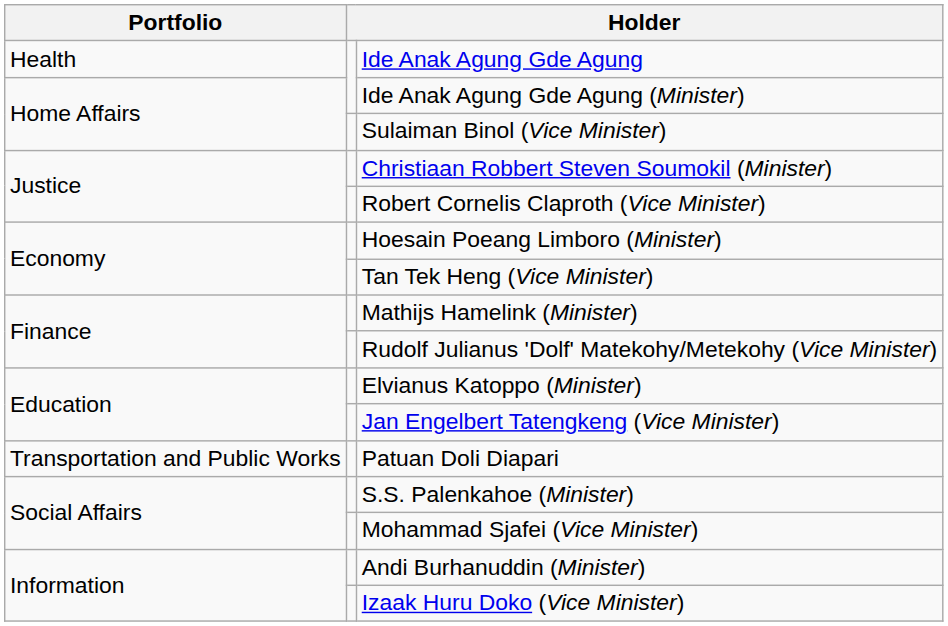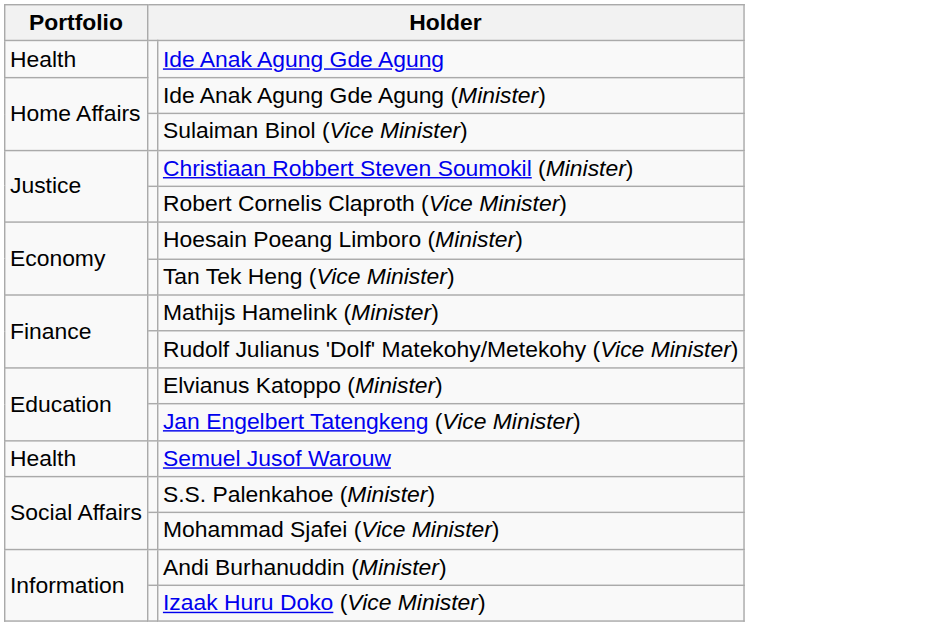+ row: (277, 458)
- row: (460, 458)
